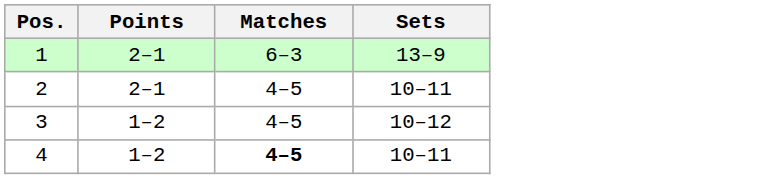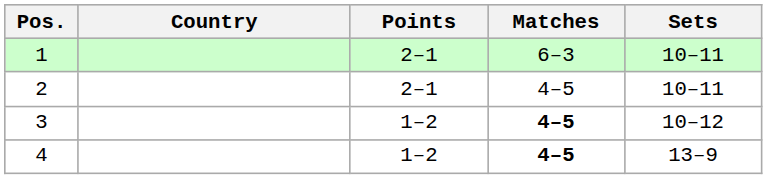+ column: (214, 22)
(421, 55) 13–9 -> (693, 55) 10–11
(284, 123) normal -> (556, 123) bold
(421, 156) 10–11 -> (693, 156) 13–9
